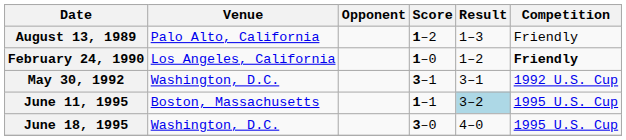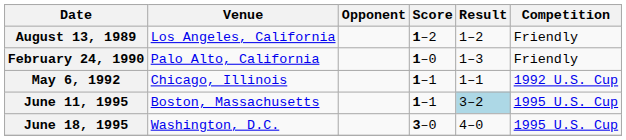(235, 37) Palo Alto, California -> (243, 37) Los Angeles, California
(471, 37) 1–3 -> (471, 37) 1–2
(243, 59) Los Angeles, California -> (235, 59) Palo Alto, California
(471, 59) 1–2 -> (471, 59) 1–3
(546, 59) bold -> (546, 59) normal
- row: (76, 81)
+ row: (76, 81)
